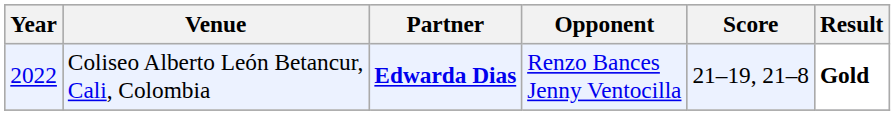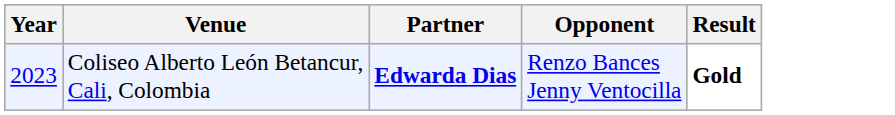- column: (751, 24)
(34, 76) 2022 -> (34, 76) 2023
